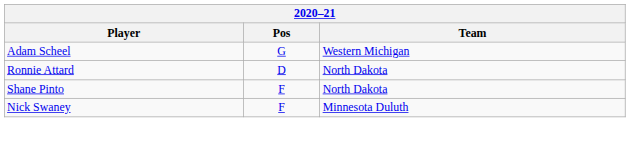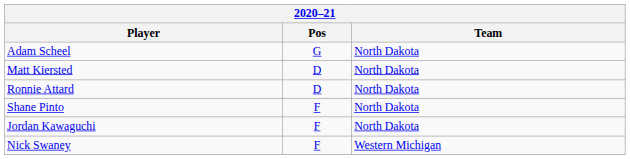(366, 51) Western Michigan -> (387, 51) North Dakota
+ row: (40, 70)
+ row: (51, 126)
(366, 107) Minnesota Duluth -> (398, 145) Western Michigan
